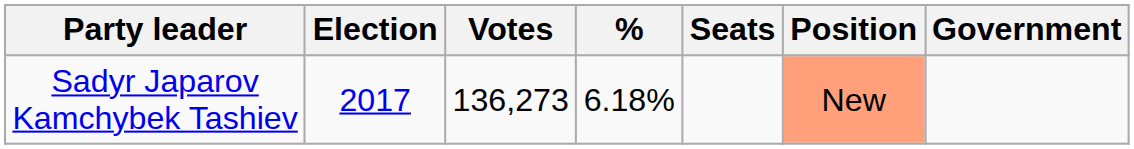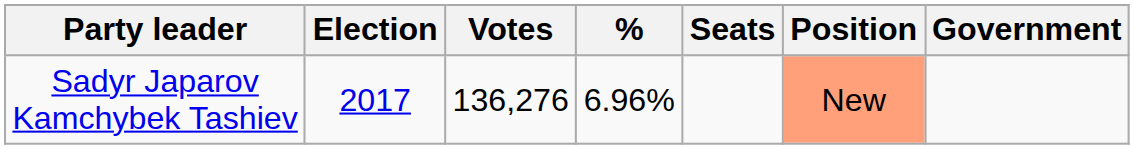(511, 99) 136,273 -> (511, 99) 136,276
(629, 99) 6.18% -> (629, 99) 6.96%
